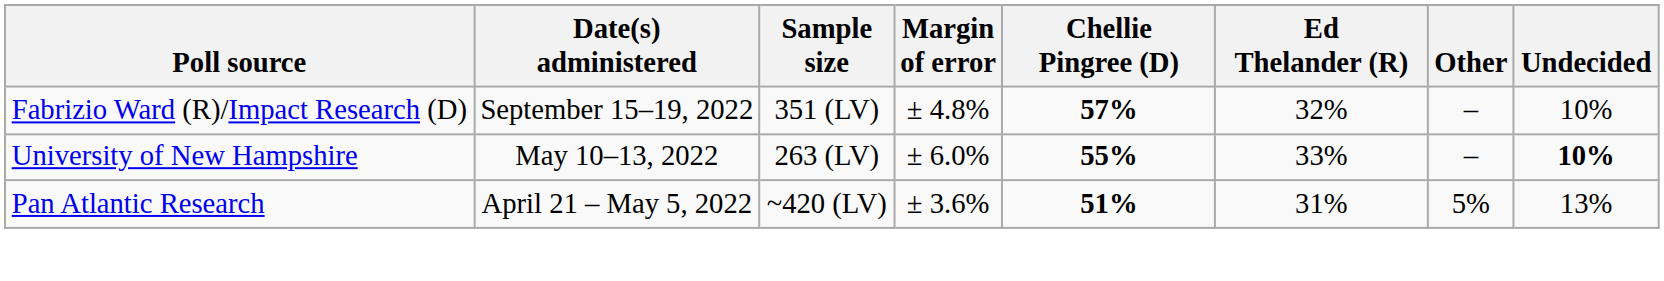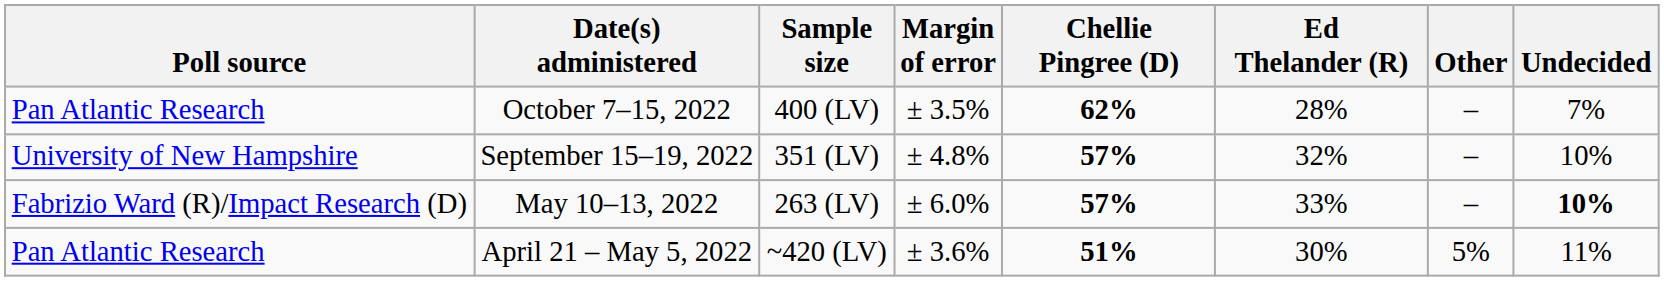+ row: (617, 109)
(239, 109) Fabrizio Ward (R)/Impact Research (D) -> (185, 156) University of New Hampshire
(185, 156) University of New Hampshire -> (239, 204) Fabrizio Ward (R)/Impact Research (D)
(1109, 156) 55% -> (1109, 204) 57%
(1321, 204) 31% -> (1321, 251) 30%
(1586, 204) 13% -> (1586, 251) 11%
